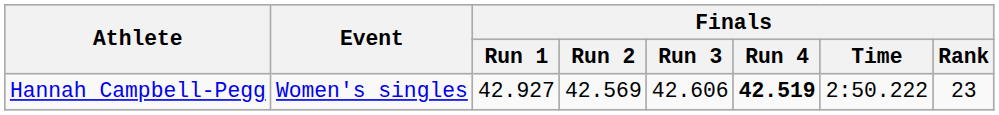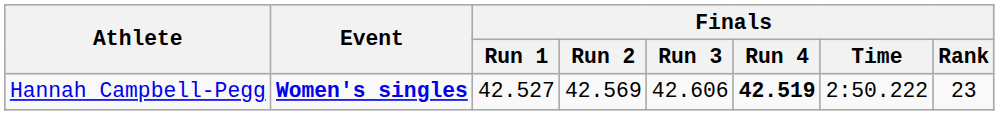(372, 92) normal -> (372, 92) bold
(516, 92) 42.927 -> (516, 92) 42.527
